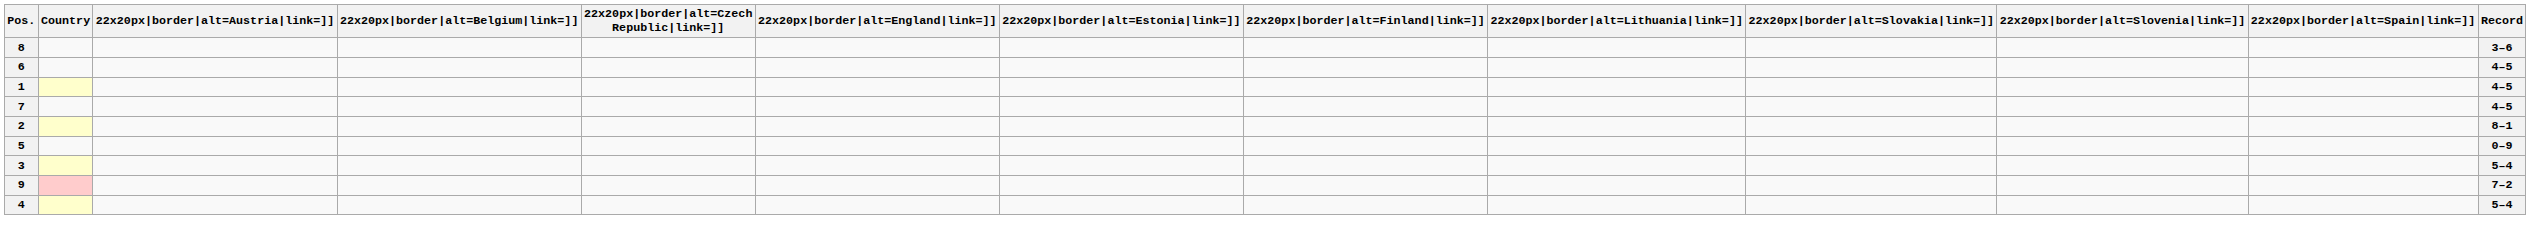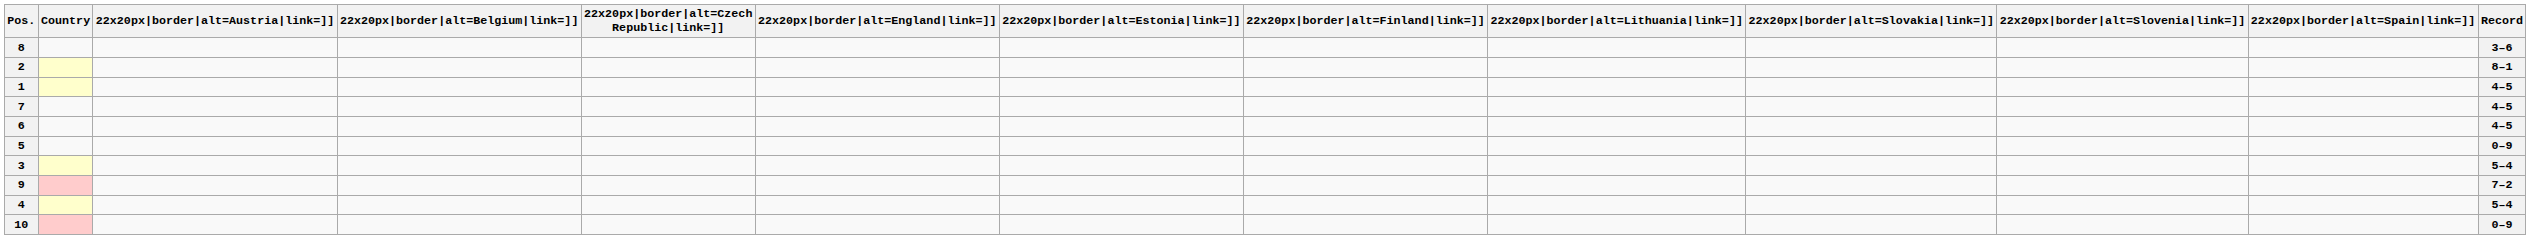rows swapped: (21, 67) <-> (21, 126)
+ row: (21, 225)
